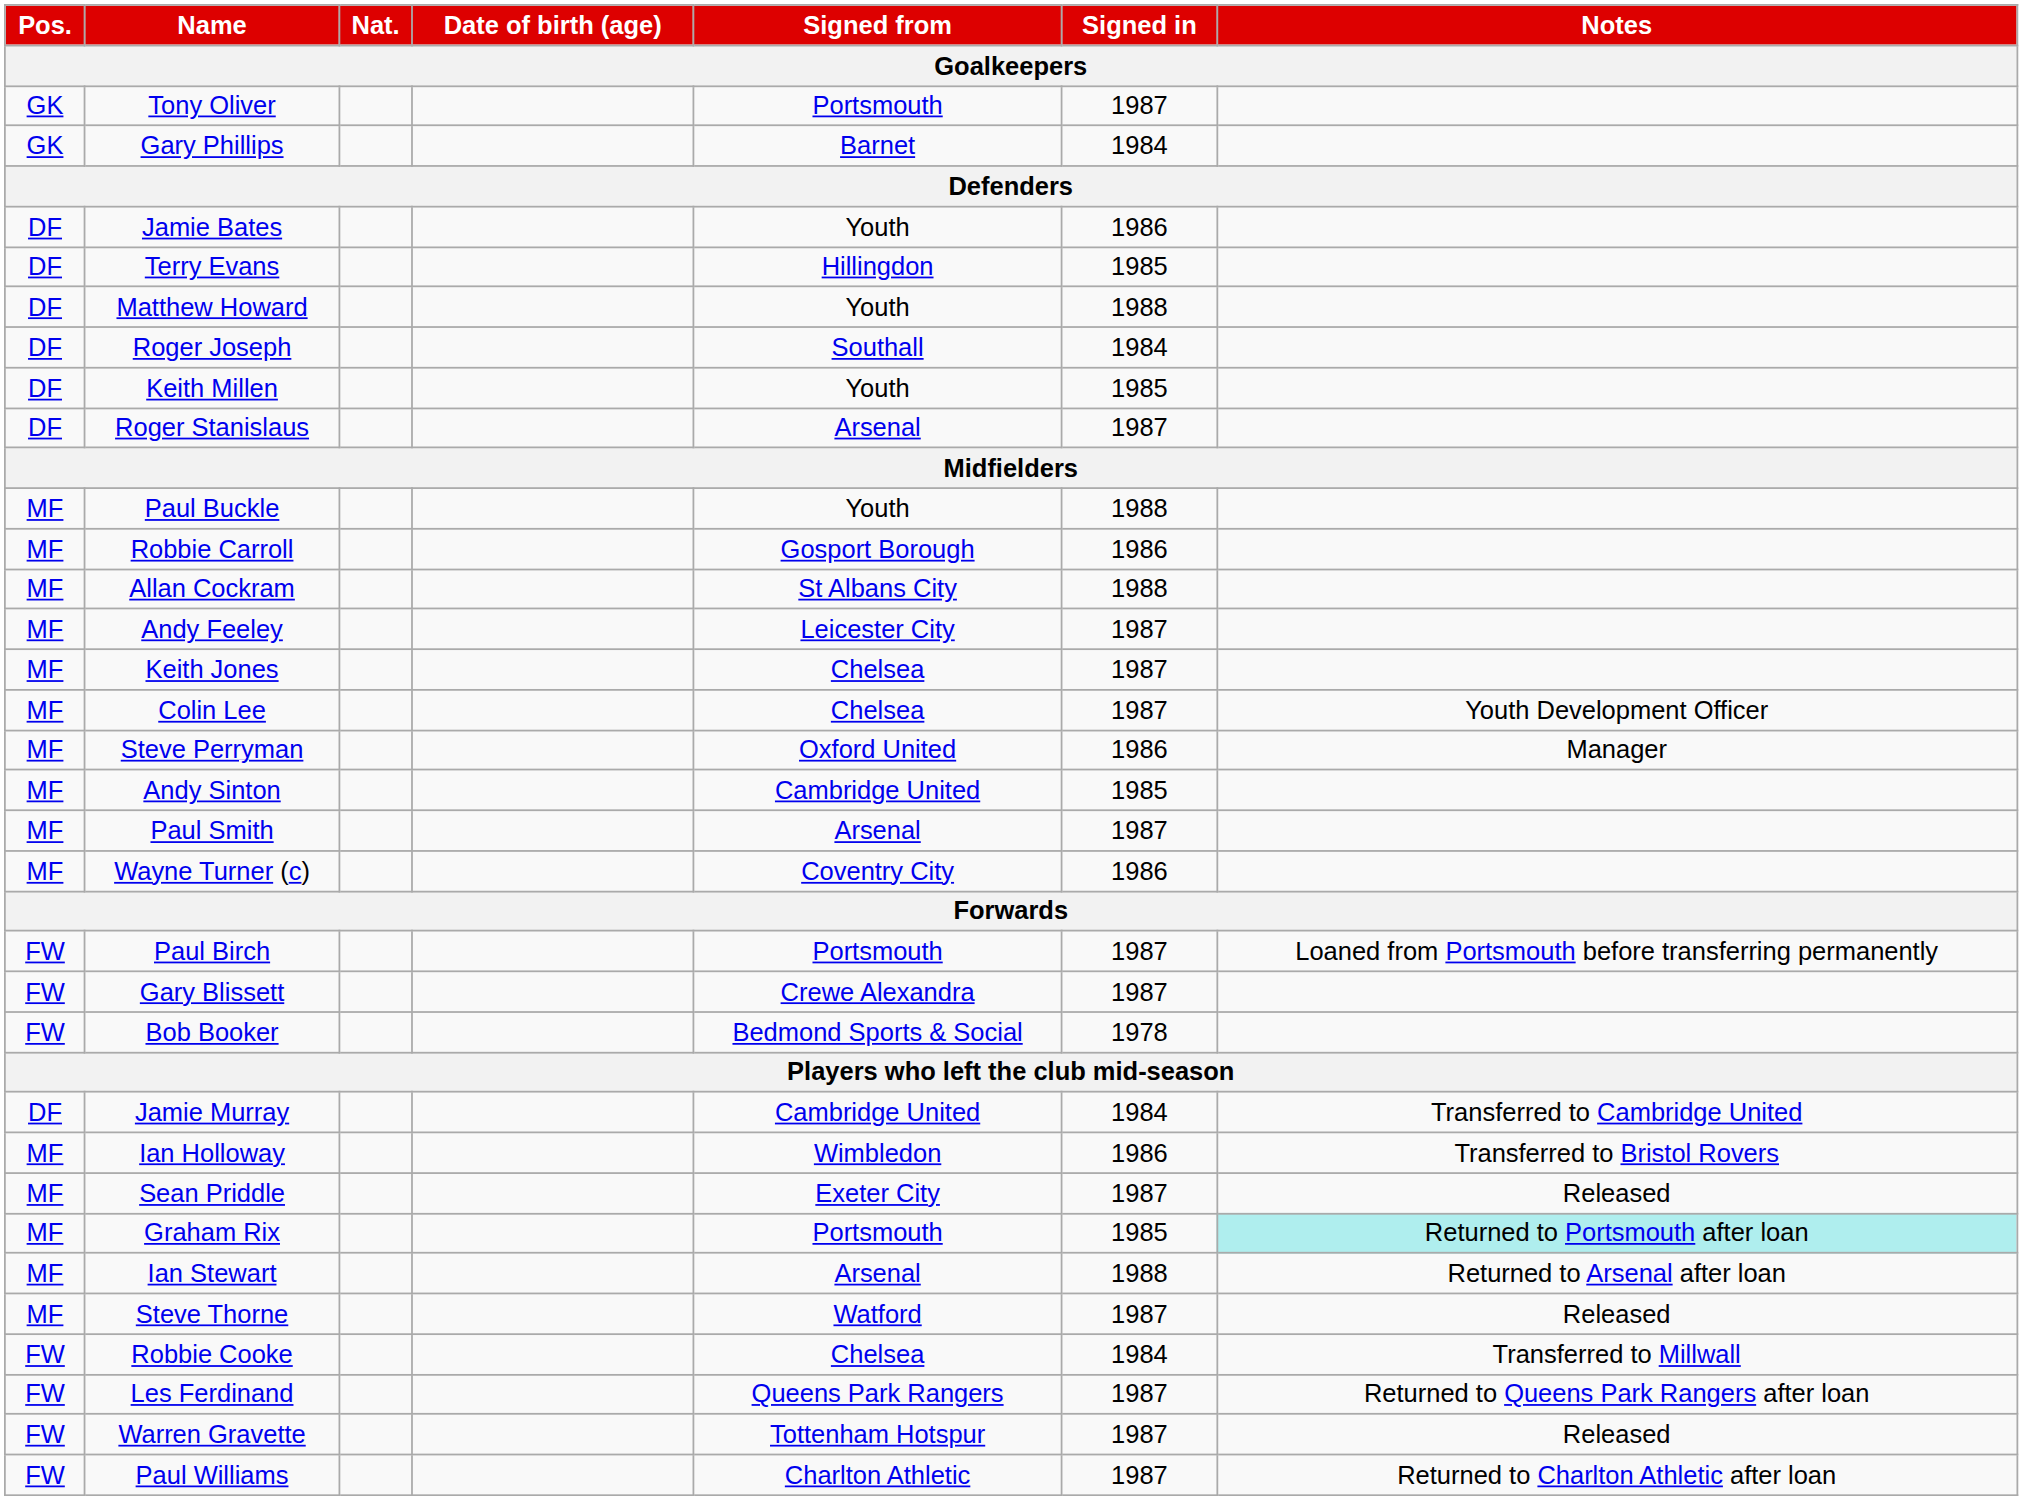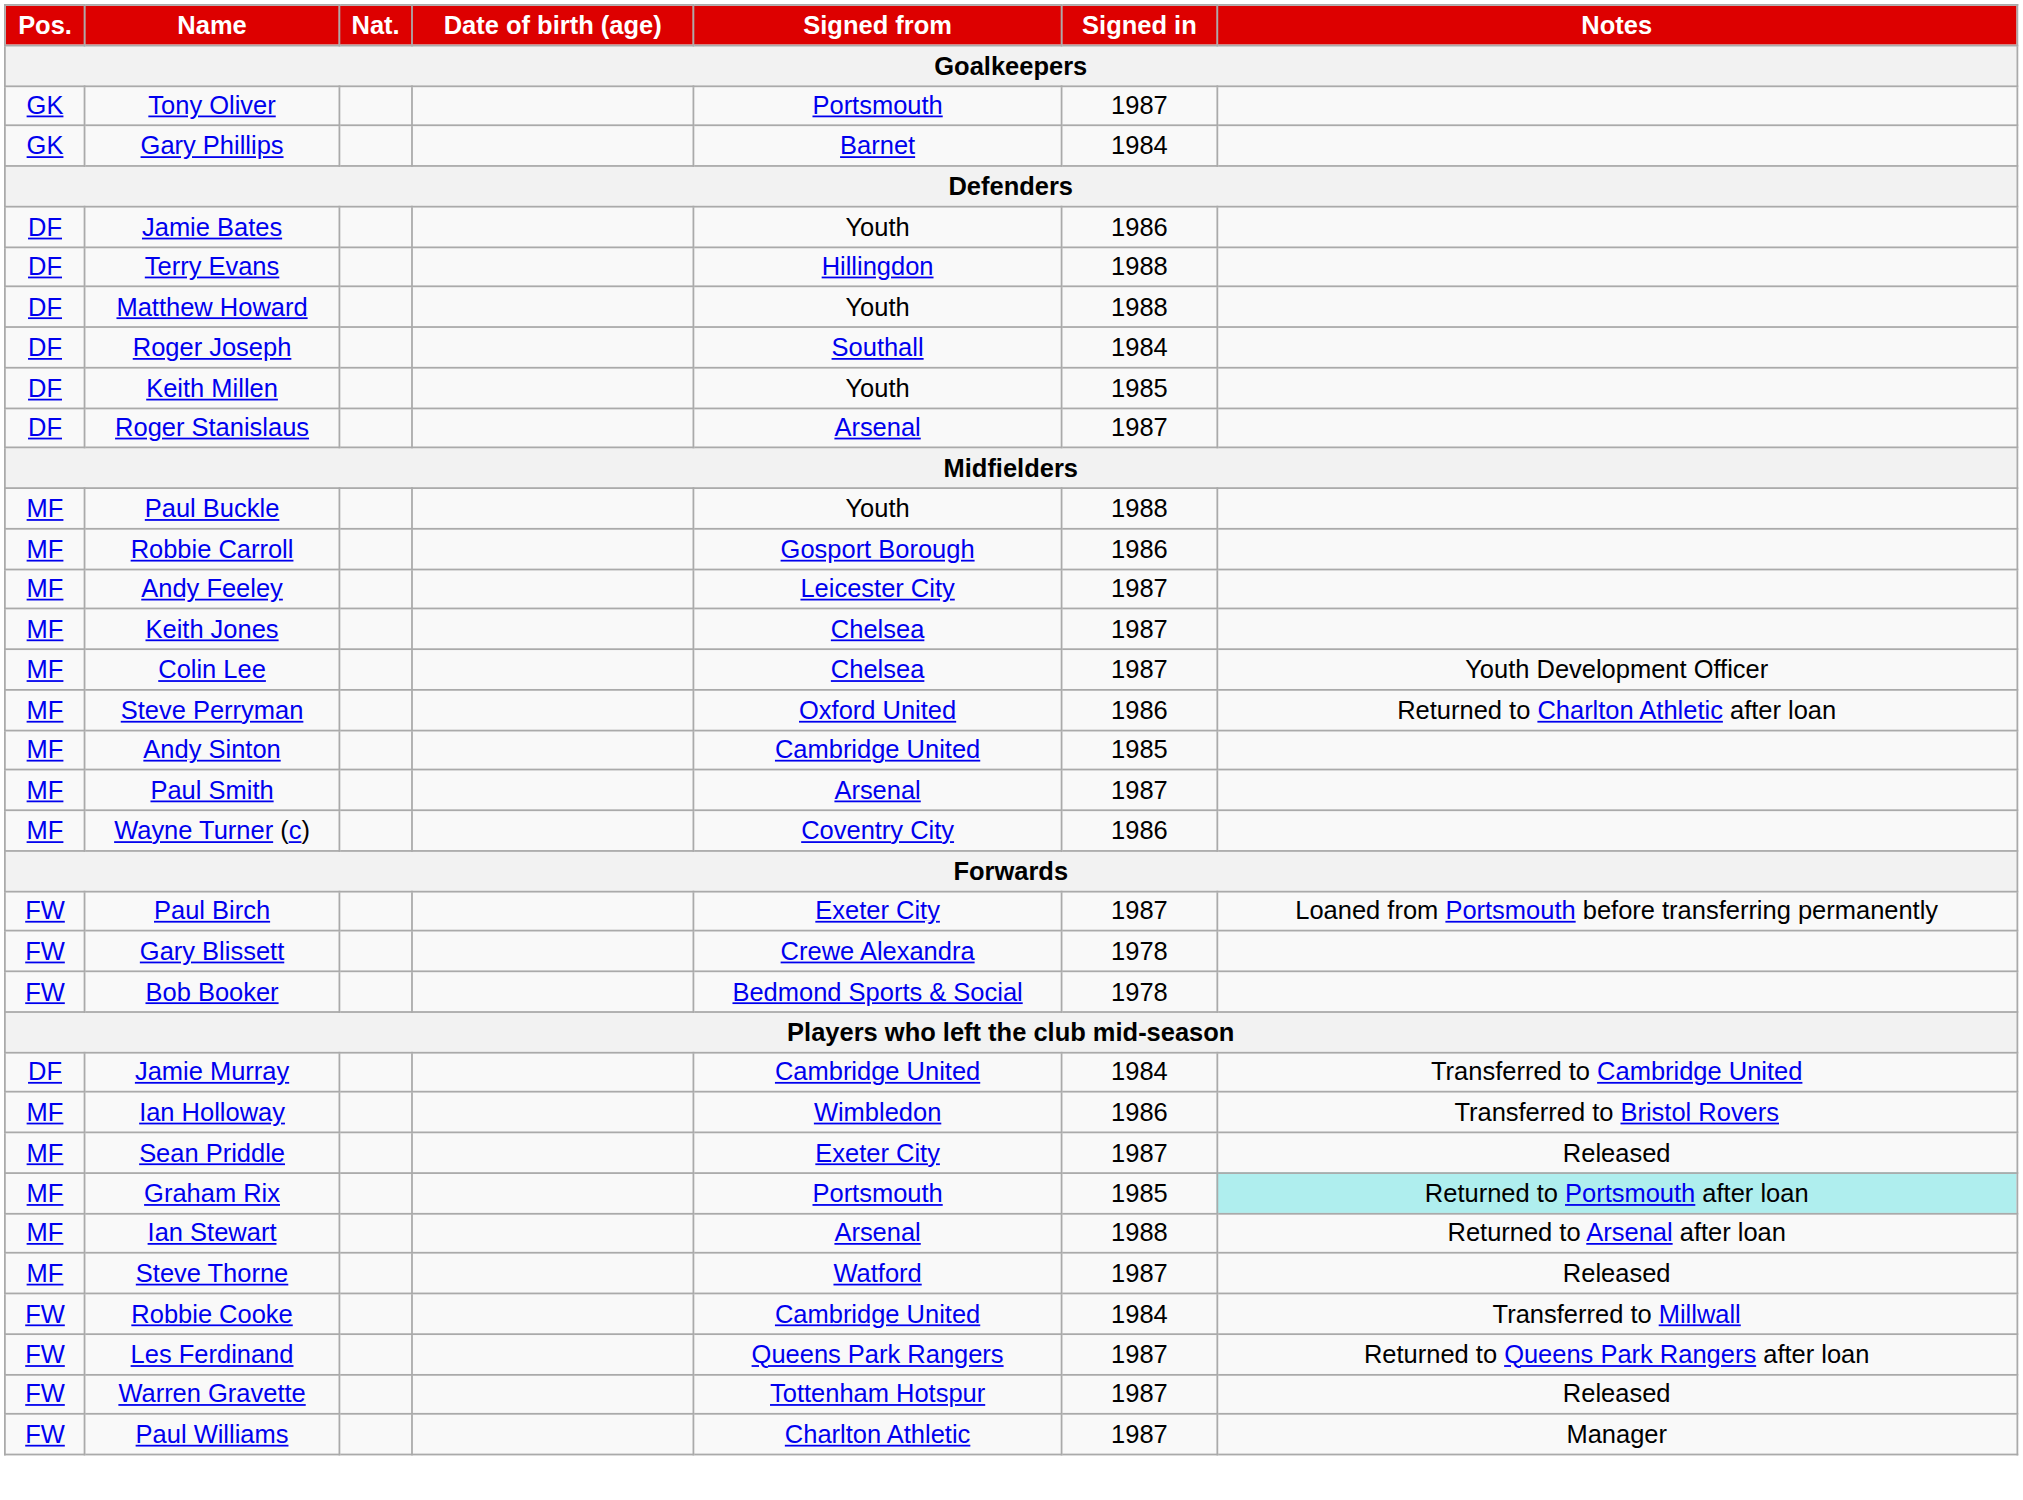(1139, 267) 1985 -> (1139, 267) 1988
- row: (212, 589)
(1617, 750) Manager -> (1617, 710) Returned to Charlton Athletic after loan
(878, 952) Portsmouth -> (878, 911) Exeter City
(1139, 992) 1987 -> (1139, 952) 1978
(878, 1354) Chelsea -> (878, 1314) Cambridge United
(1617, 1475) Returned to Charlton Athletic after loan -> (1617, 1435) Manager
